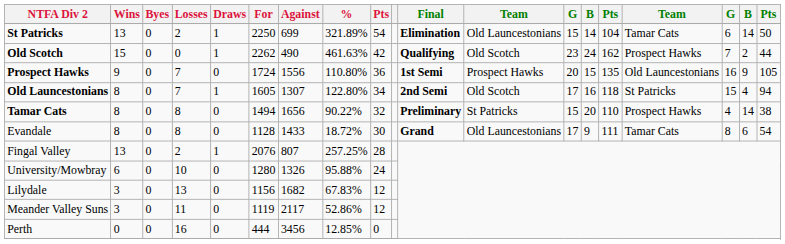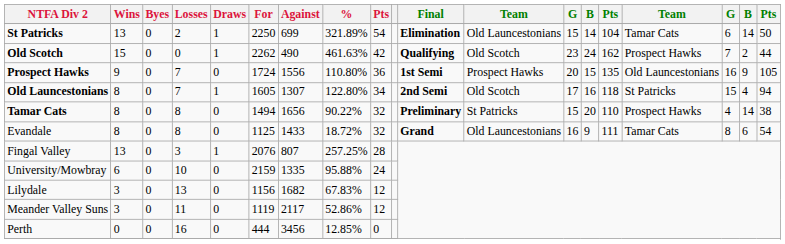(263, 130) 1128 -> (263, 130) 1125
(379, 130) 30 -> (379, 130) 32
(573, 130) 17 -> (573, 130) 16
(178, 150) 2 -> (178, 150) 3
(263, 170) 1280 -> (263, 170) 2159
(293, 170) 1326 -> (293, 170) 1335
